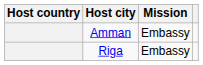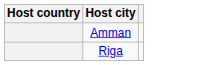- column: (165, 13)
